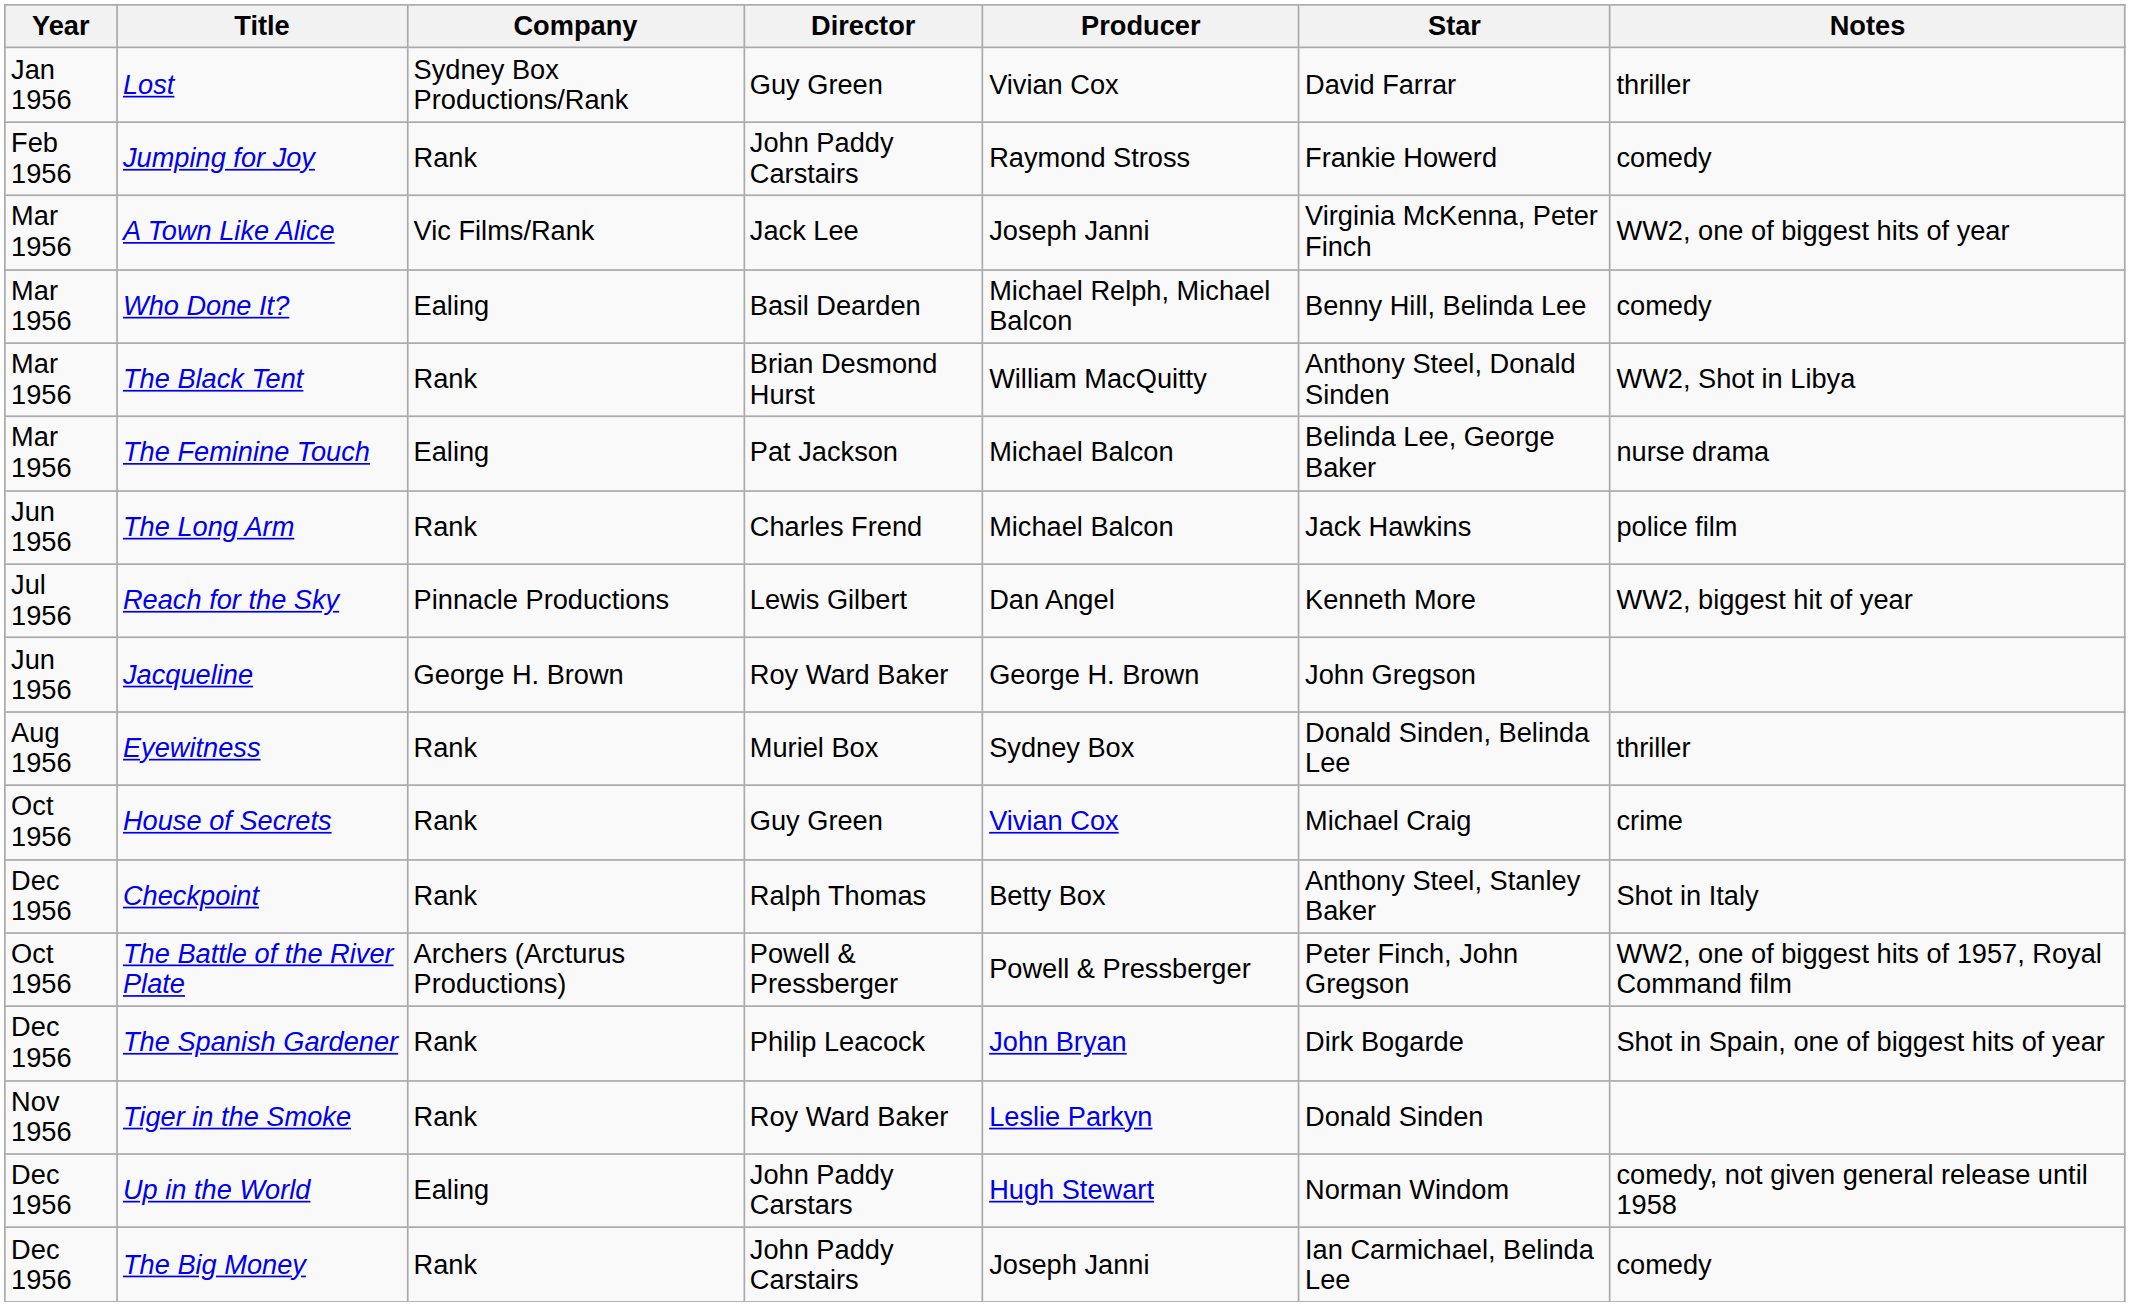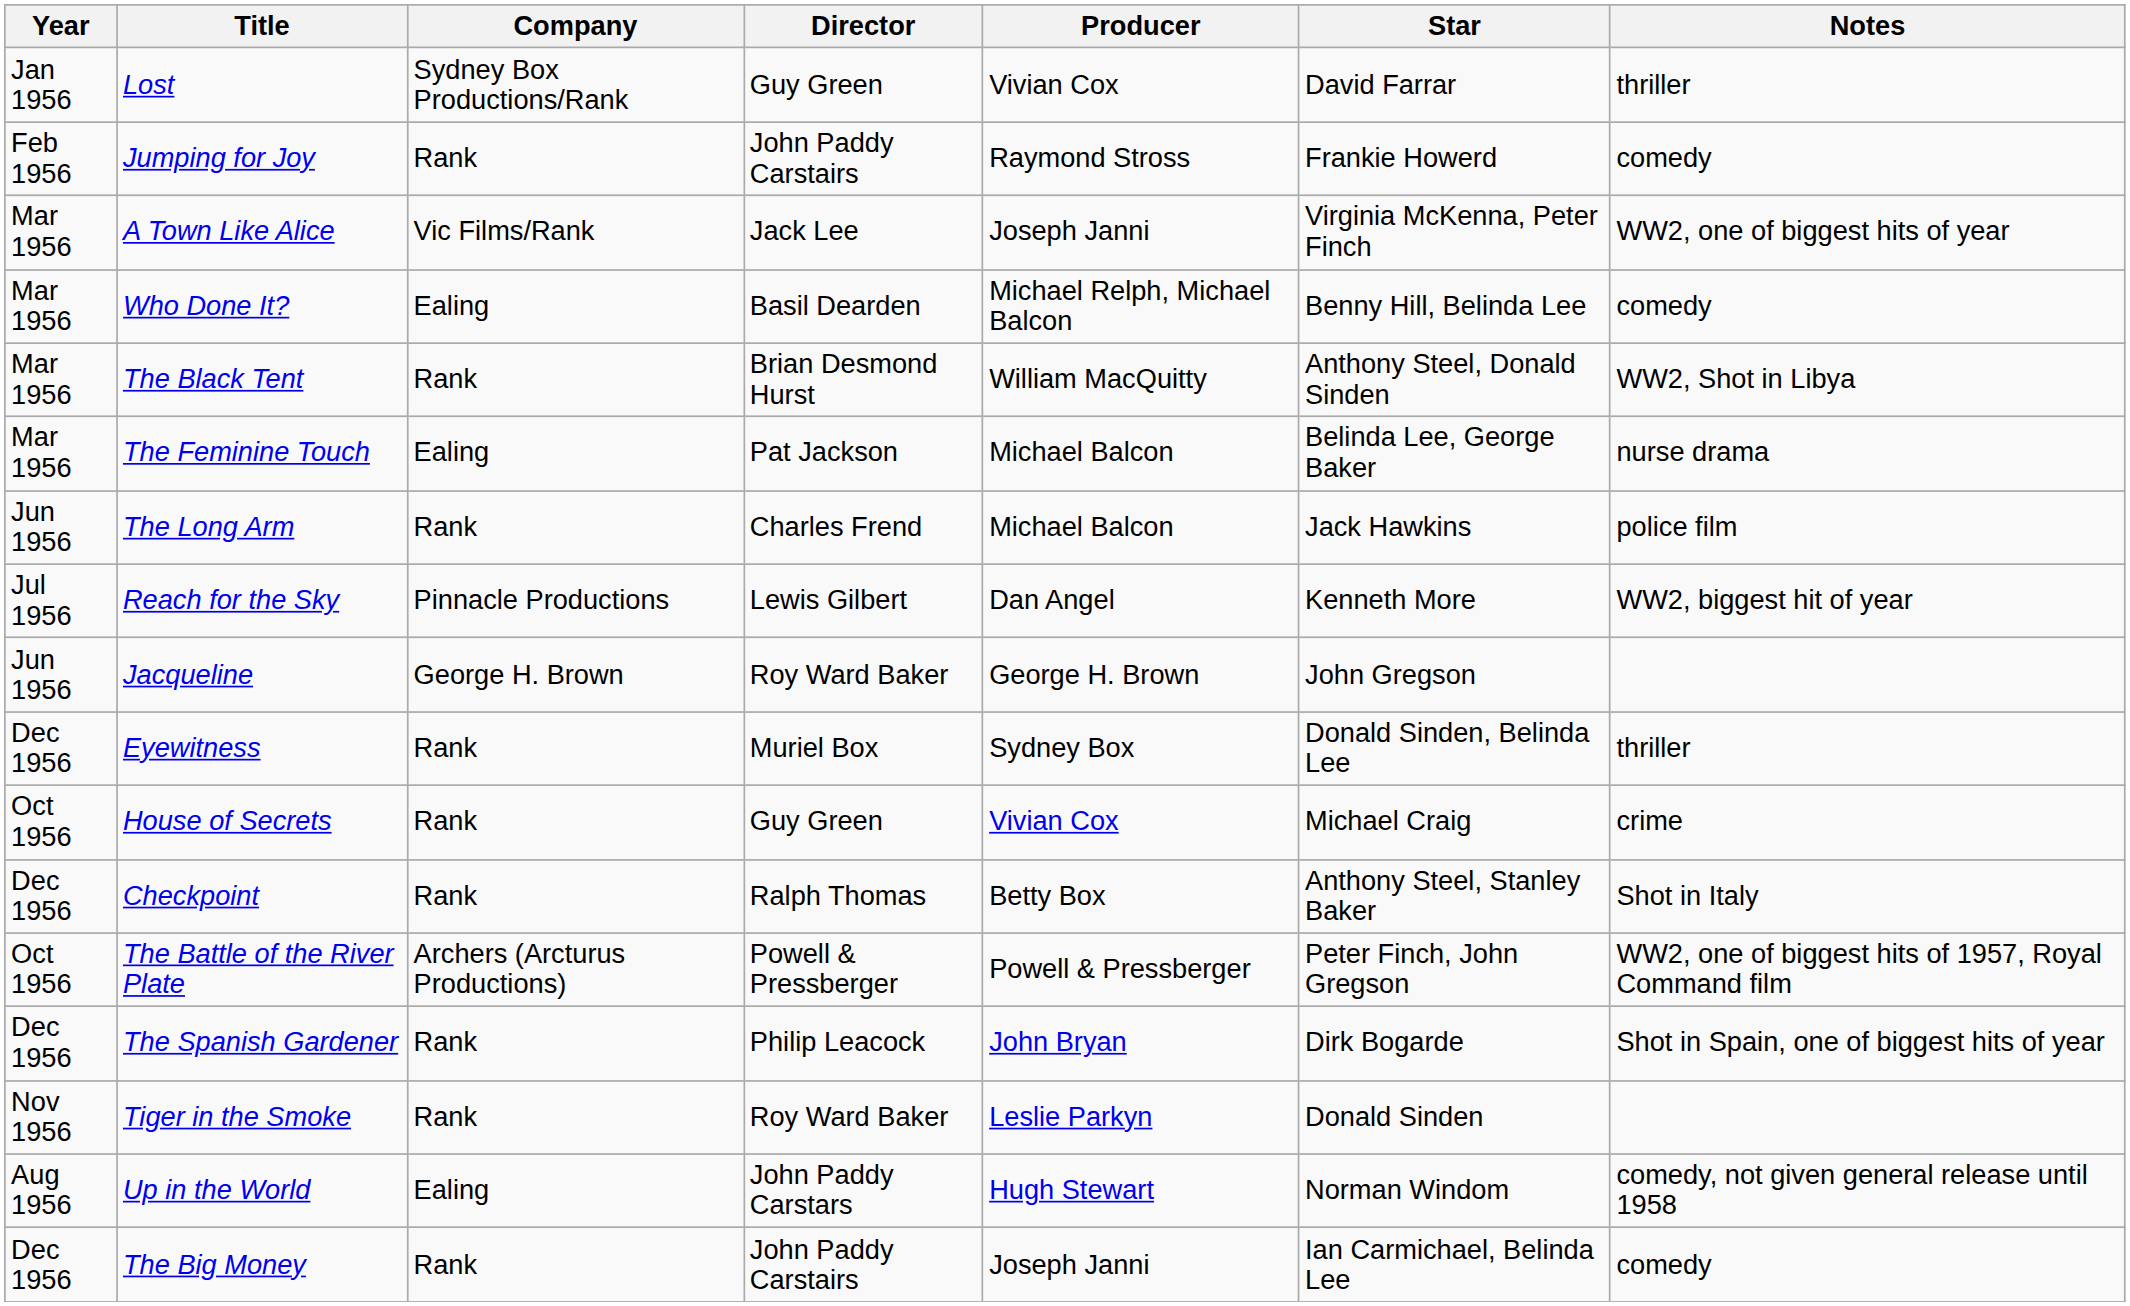(41, 748) Aug 1956 -> (41, 748) Dec 1956
(41, 1190) Dec 1956 -> (41, 1190) Aug 1956
